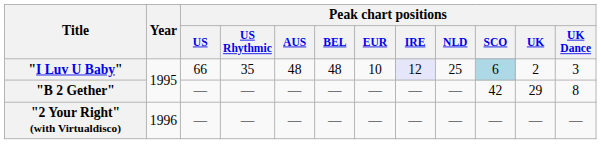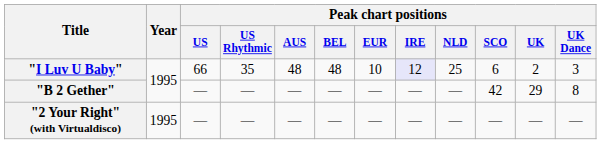(495, 69) lightblue background -> (495, 69) no background
(163, 120) 1996 -> (163, 120) 1995
